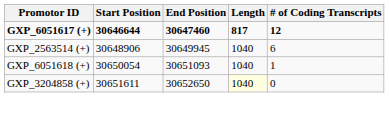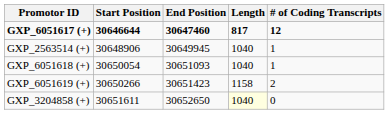(273, 48) 6 -> (273, 48) 1
+ row: (48, 83)
